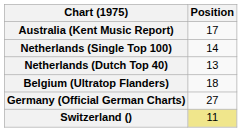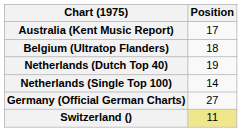rows swapped: (96, 83) <-> (96, 48)
(212, 65) 13 -> (212, 65) 19
